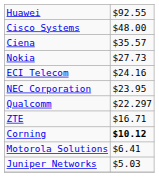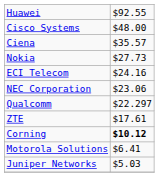(129, 88) $23.95 -> (129, 88) $23.06
(129, 119) $16.71 -> (129, 119) $17.61
